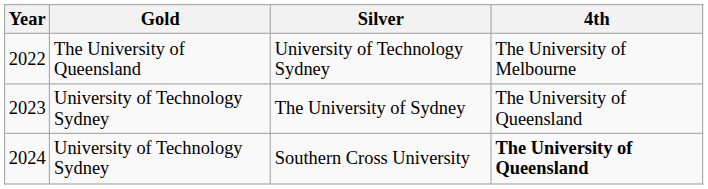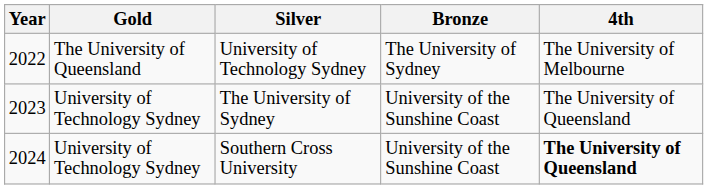+ column: (460, 19)
